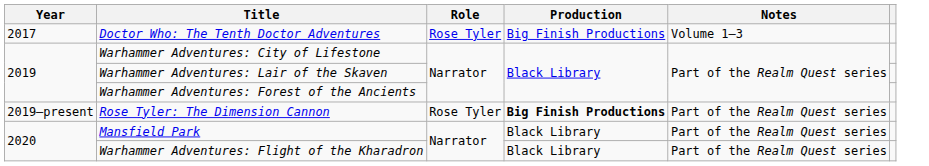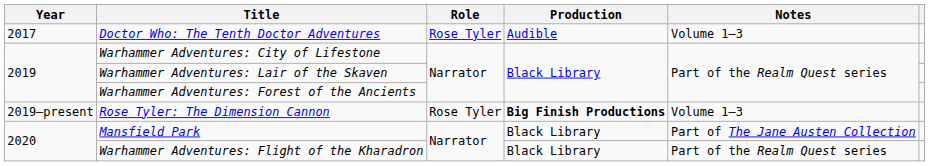(586, 34) Big Finish Productions -> (532, 34) Audible
(779, 112) Part of the Realm Quest series -> (707, 112) Volume 1–3
(779, 131) Part of the Realm Quest series -> (793, 131) Part of The Jane Austen Collection
